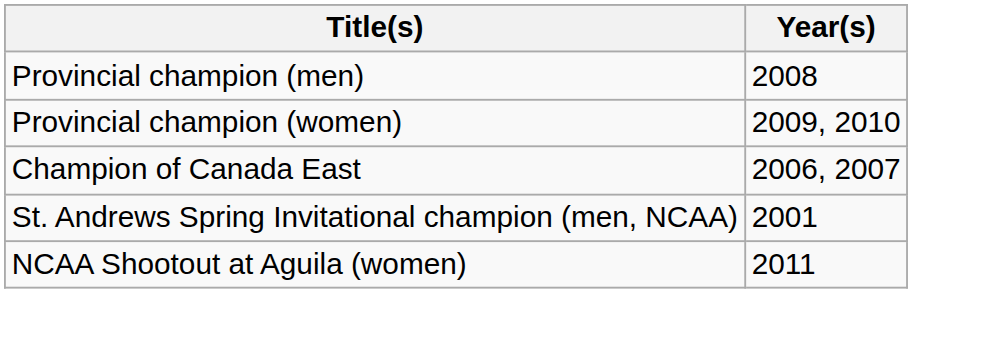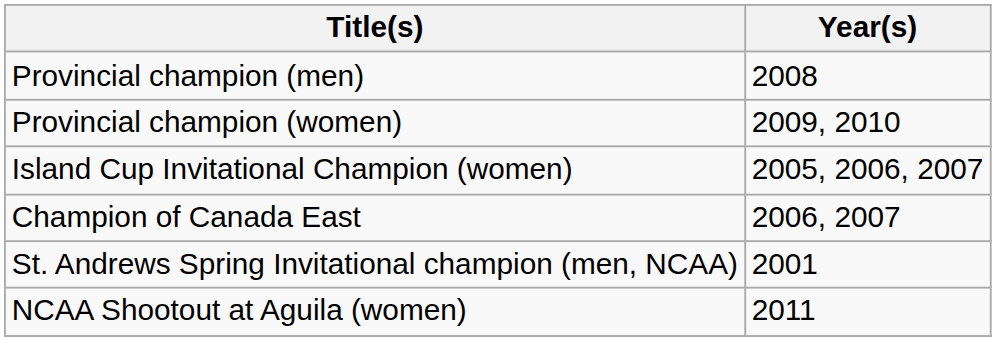+ row: (292, 169)
